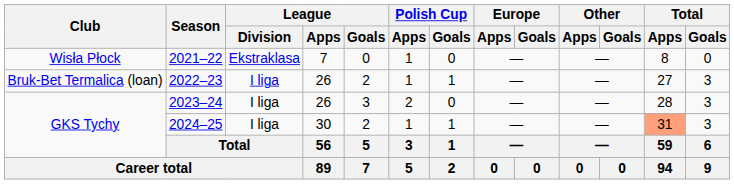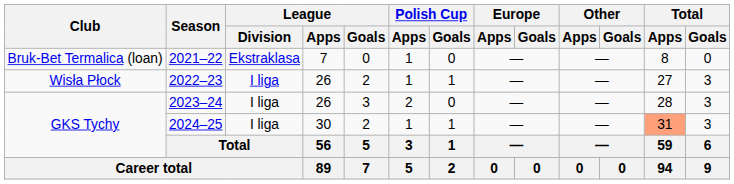(85, 59) Wisła Płock -> (85, 59) Bruk-Bet Termalica (loan)
(85, 80) Bruk-Bet Termalica (loan) -> (85, 80) Wisła Płock
